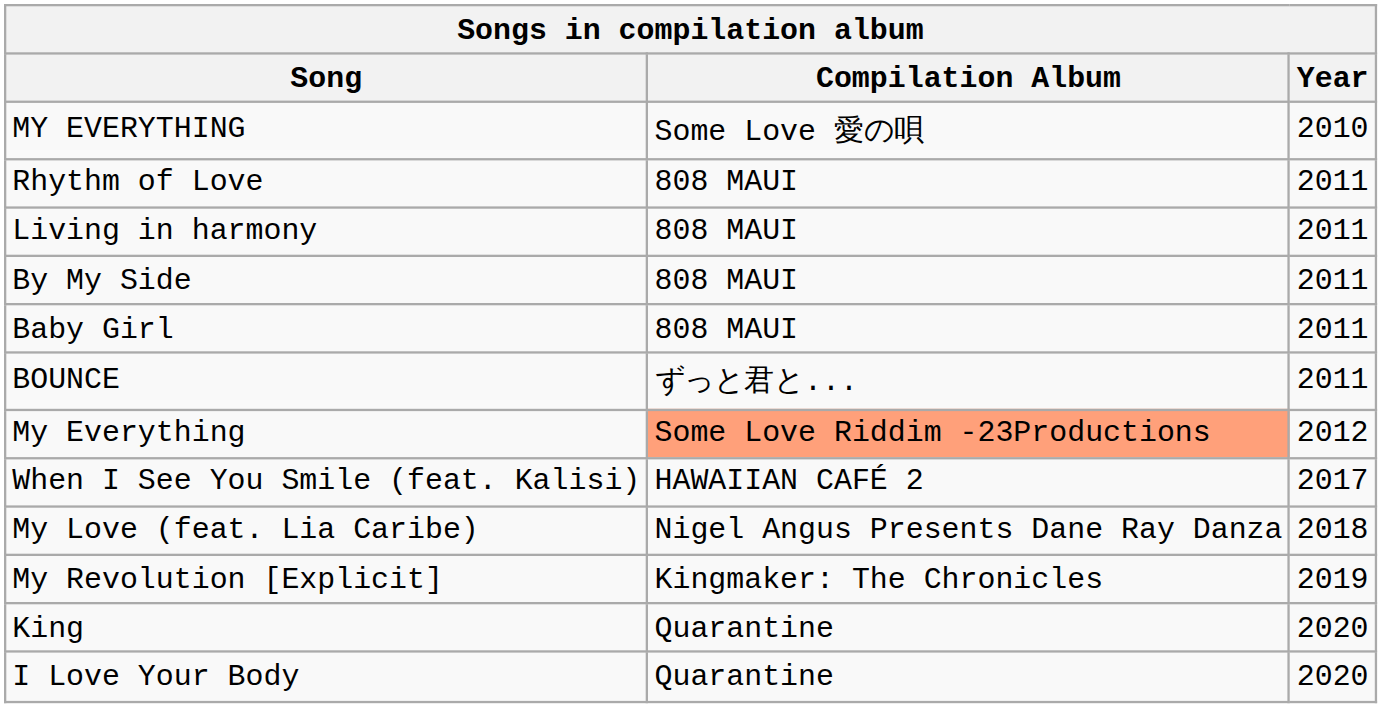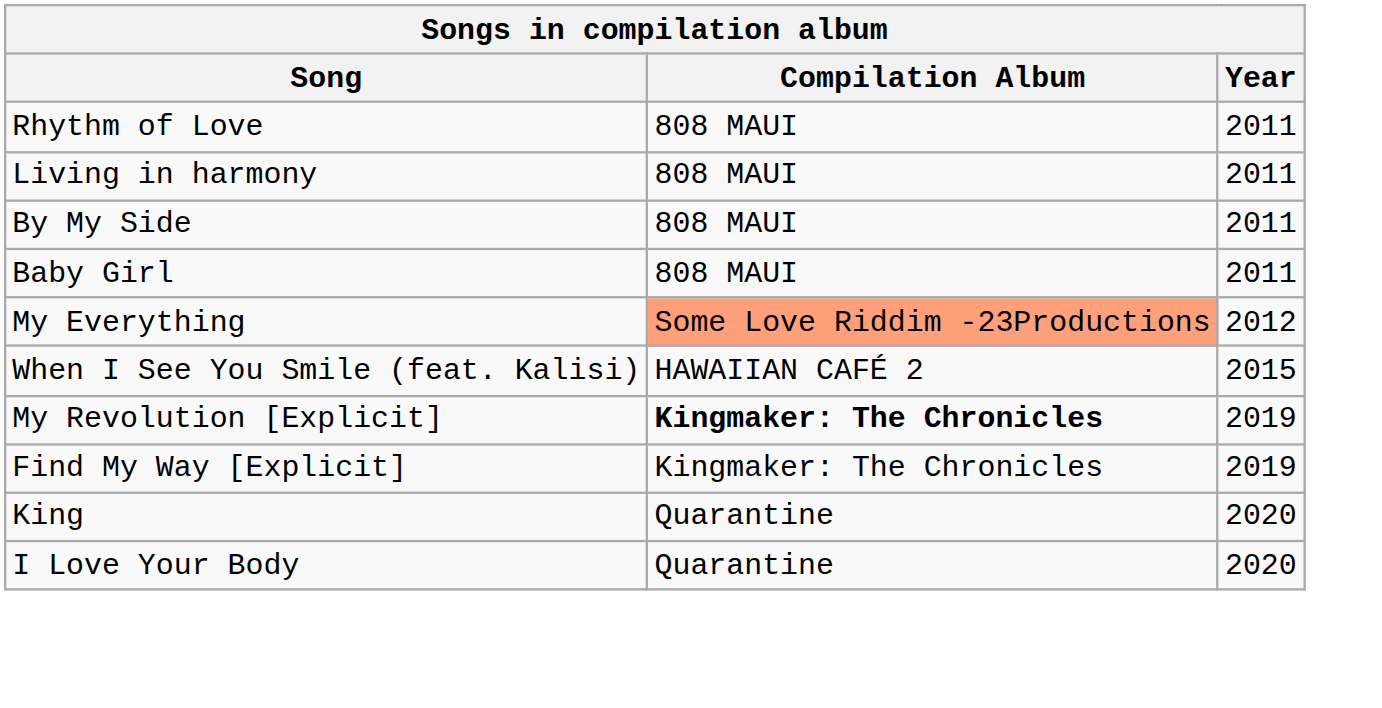- row: (129, 130)
- row: (66, 381)
(1333, 482) 2017 -> (1261, 371) 2015
- row: (246, 531)
(879, 579) normal -> (879, 419) bold
+ row: (210, 468)
